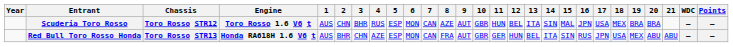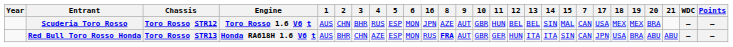columns swapped: (430, 11) <-> (585, 11)
(533, 23) ITA -> (533, 23) BEL
(637, 23) BRA -> (637, 23) MEX
(447, 36) normal -> (447, 36) bold
(533, 36) BEL -> (533, 36) ITA
(637, 36) MEX -> (637, 36) BRA
